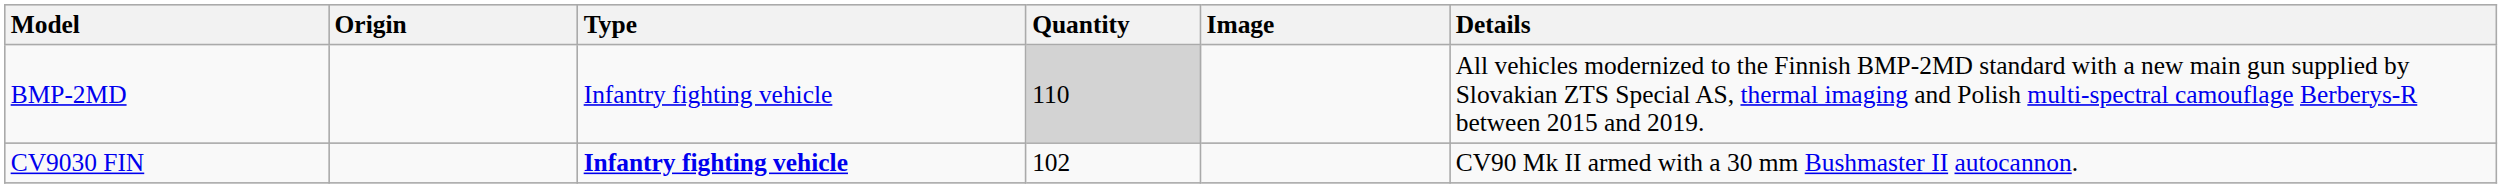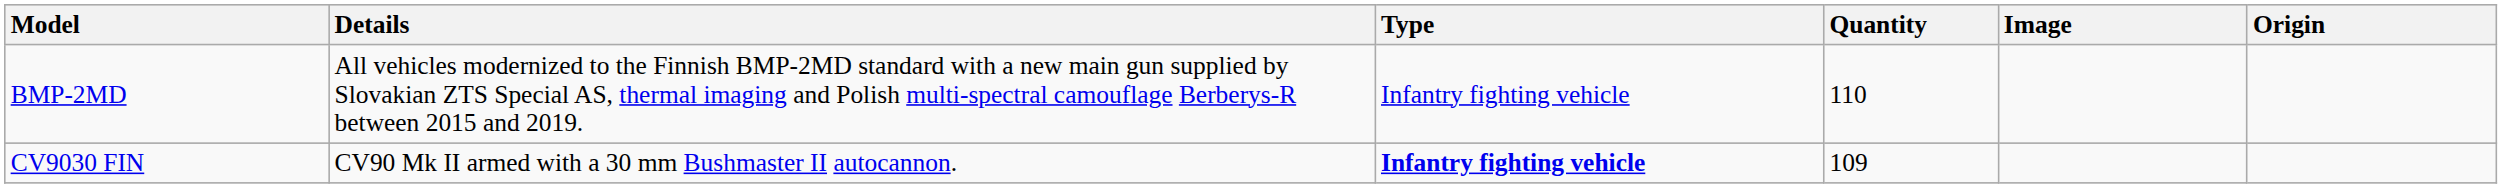columns swapped: (371, 24) <-> (1493, 24)
(1051, 93) lightgrey background -> (1848, 93) no background
(1051, 162) 102 -> (1849, 162) 109
